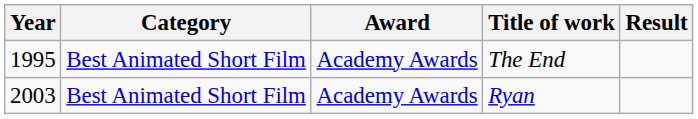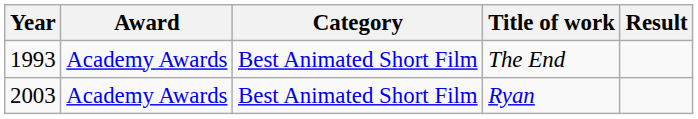columns swapped: (397, 22) <-> (186, 22)
(33, 58) 1995 -> (33, 58) 1993
